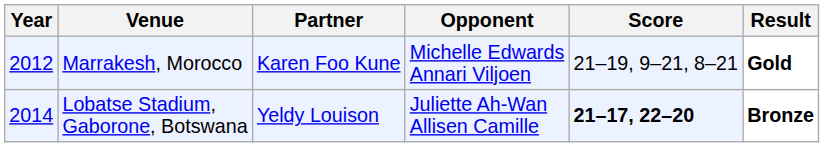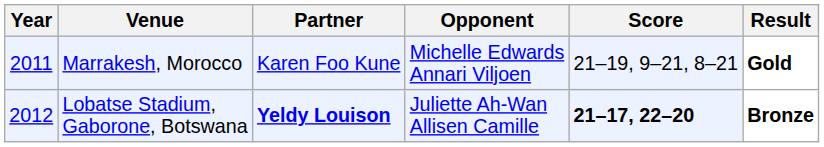(31, 63) 2012 -> (31, 63) 2011
(31, 116) 2014 -> (31, 116) 2012
(318, 116) normal -> (324, 116) bold
